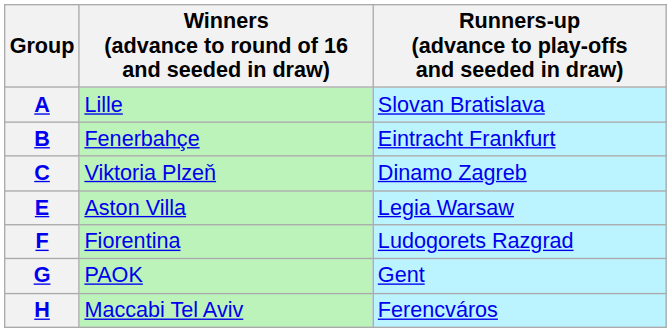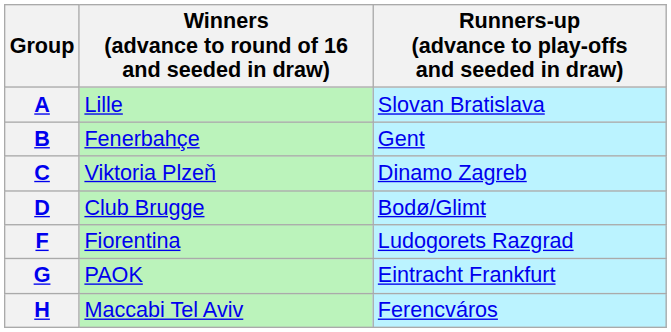(467, 138) Eintracht Frankfurt -> (401, 138) Gent
+ row: (42, 207)
- row: (42, 207)
(401, 275) Gent -> (467, 275) Eintracht Frankfurt
